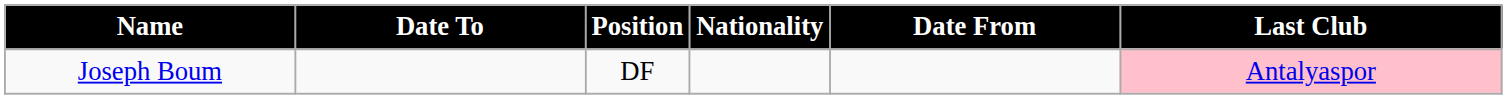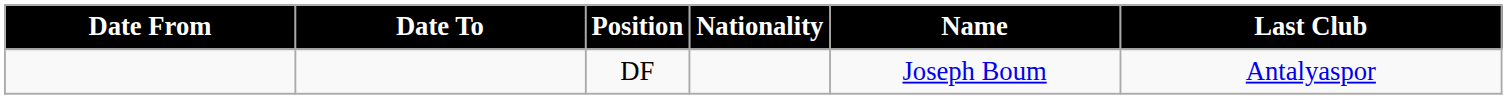columns swapped: (975, 26) <-> (150, 26)
(1311, 70) pink background -> (1311, 70) no background
